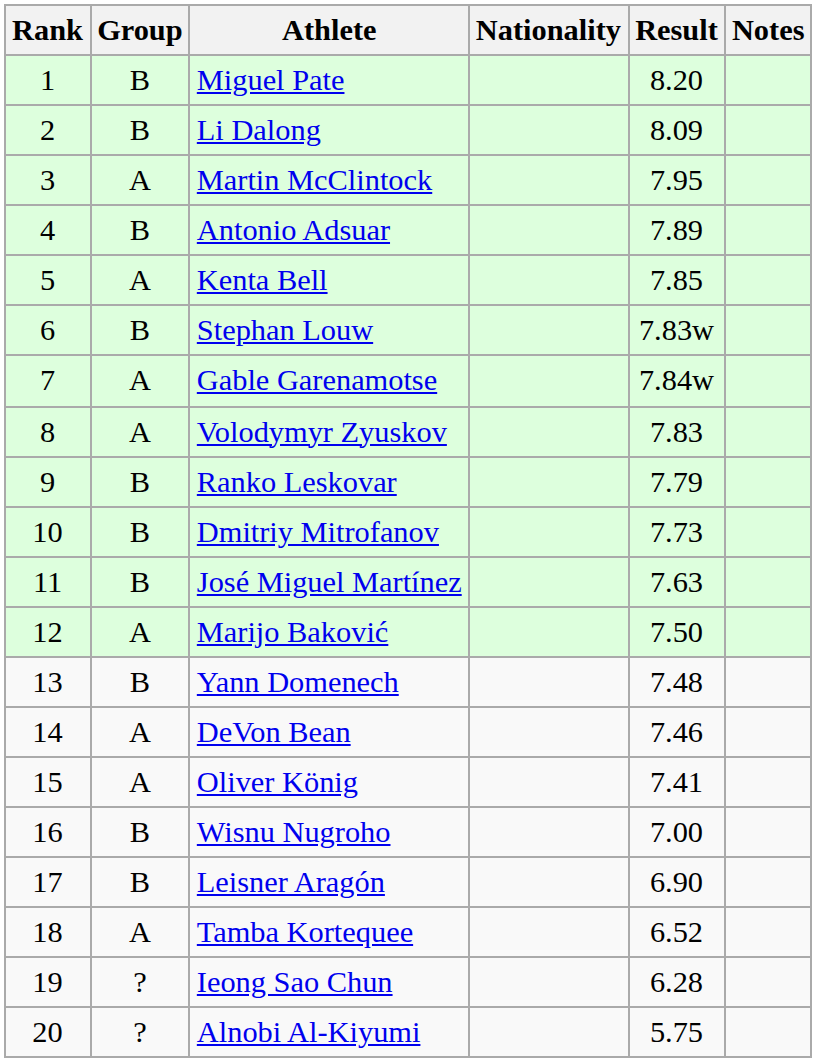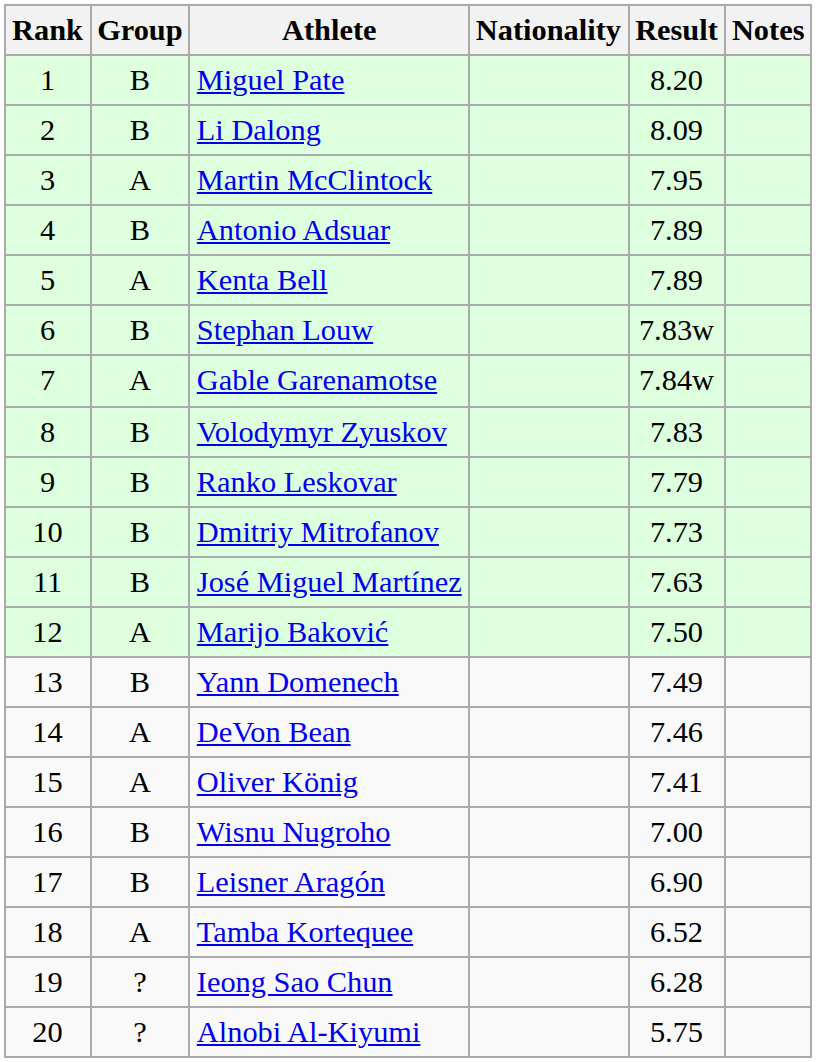(676, 280) 7.85 -> (676, 280) 7.89
(140, 430) A -> (140, 430) B
(676, 681) 7.48 -> (676, 681) 7.49
